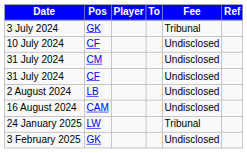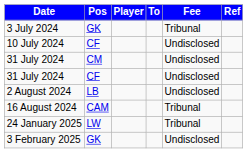(192, 108) Undisclosed -> (183, 108) Tribunal
